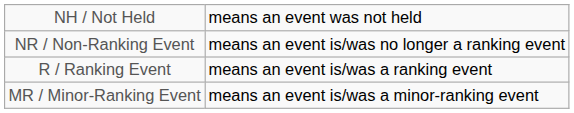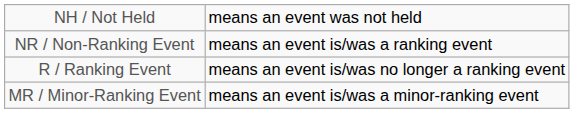(387, 44) means an event is/was no longer a ranking event -> (350, 44) means an event is/was a ranking event
(350, 70) means an event is/was a ranking event -> (387, 70) means an event is/was no longer a ranking event
